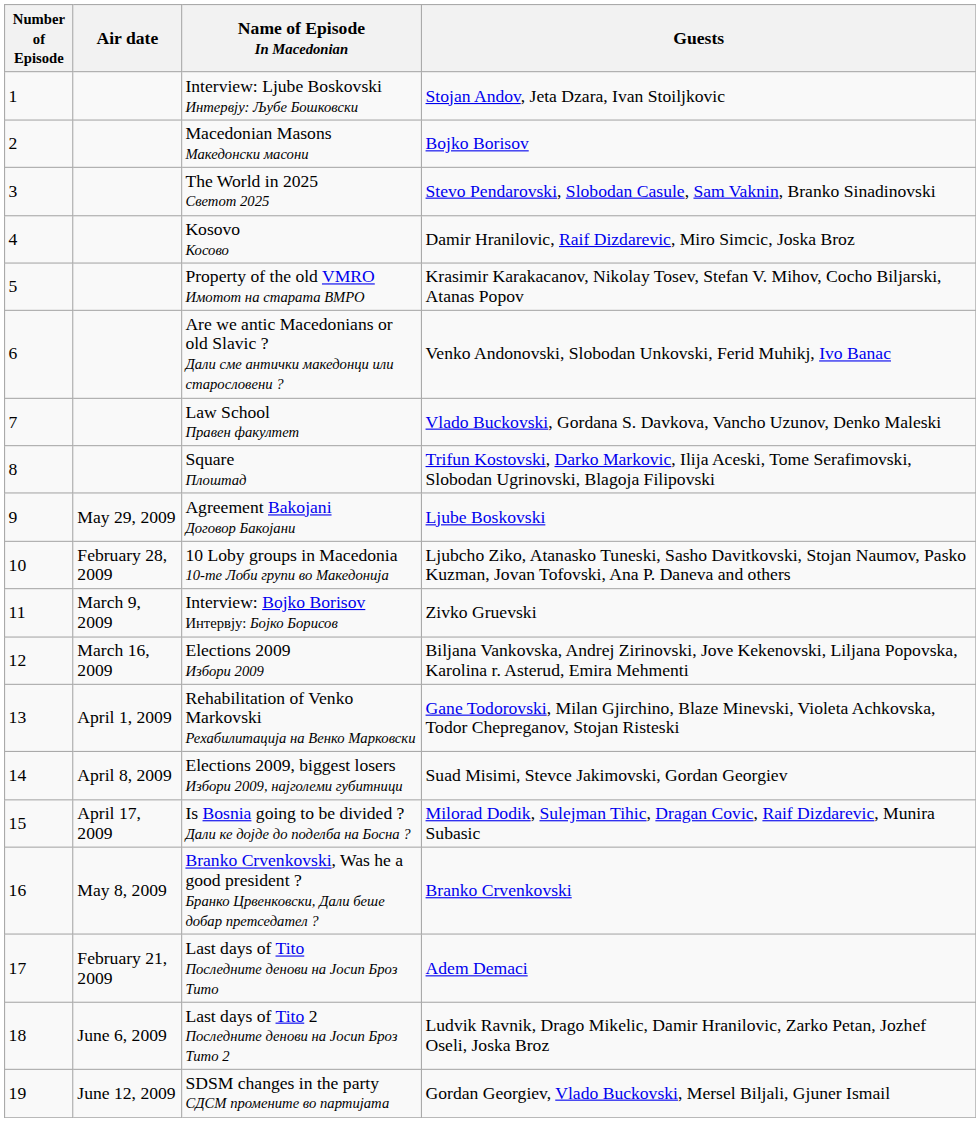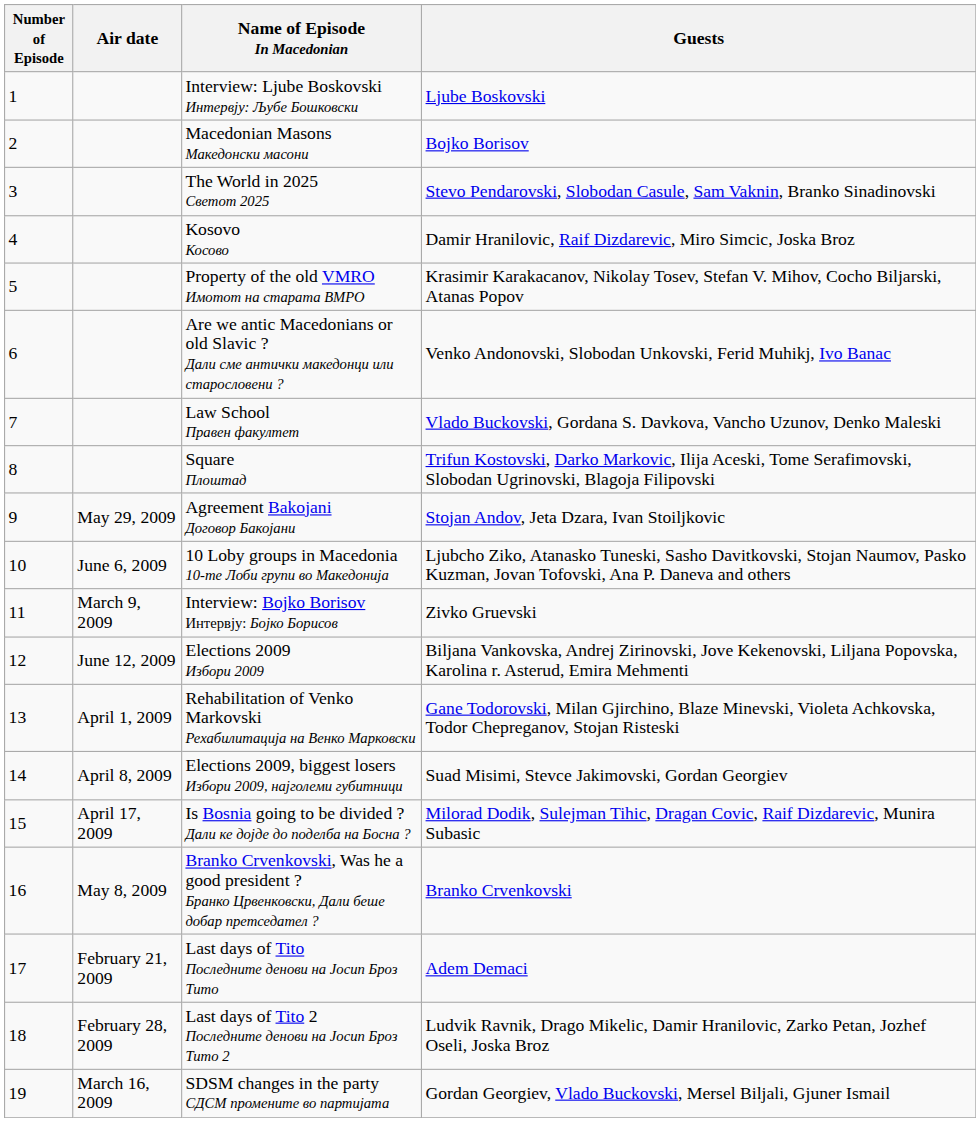(575, 95) Stojan Andov, Jeta Dzara, Ivan Stoiljkovic -> (485, 95) Ljube Boskovski
(485, 517) Ljube Boskovski -> (575, 517) Stojan Andov, Jeta Dzara, Ivan Stoiljkovic
(122, 564) February 28, 2009 -> (122, 564) June 6, 2009
(114, 660) March 16, 2009 -> (126, 660) June 12, 2009
(122, 1035) June 6, 2009 -> (122, 1035) February 28, 2009
(126, 1093) June 12, 2009 -> (114, 1093) March 16, 2009
